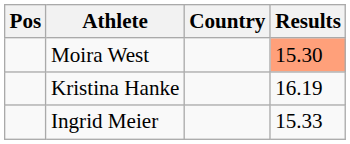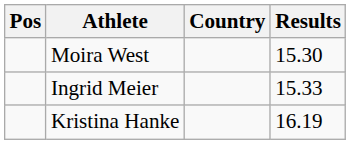(299, 54) lightsalmon background -> (299, 54) no background
rows swapped: (105, 121) <-> (115, 88)
